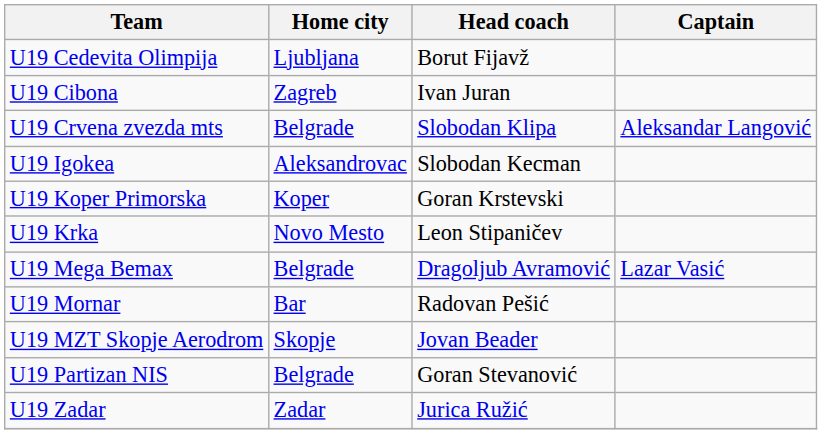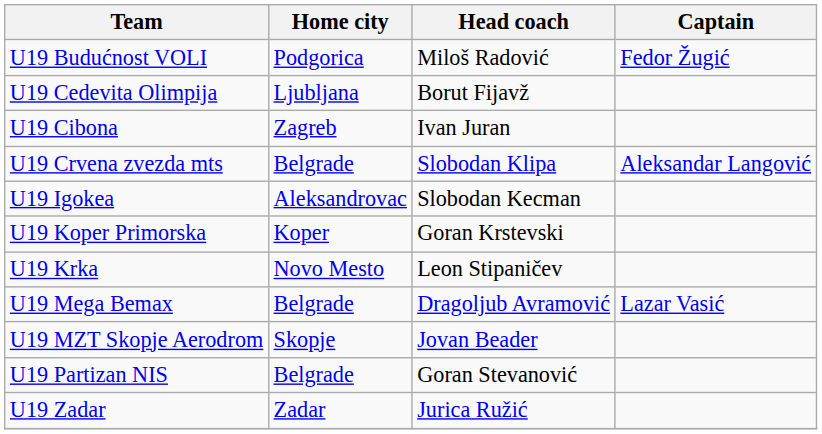+ row: (108, 57)
- row: (65, 304)
